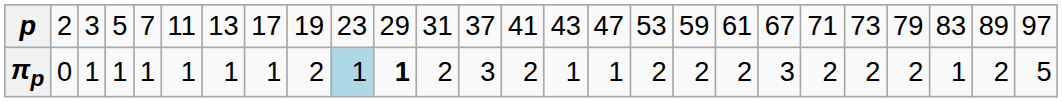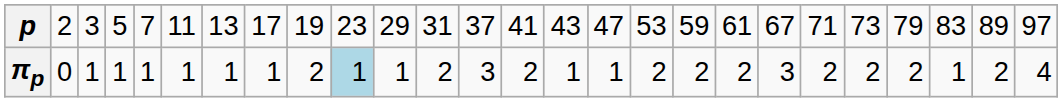(402, 71) bold -> (402, 71) normal
(1044, 71) 5 -> (1044, 71) 4
